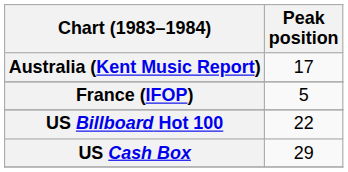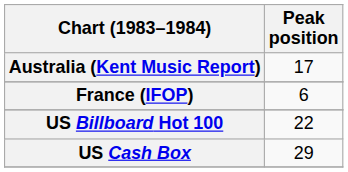(304, 95) 5 -> (304, 95) 6
